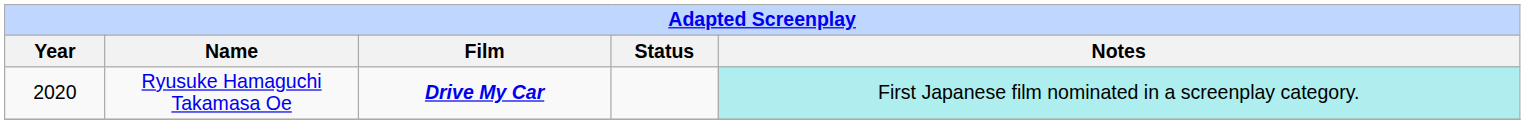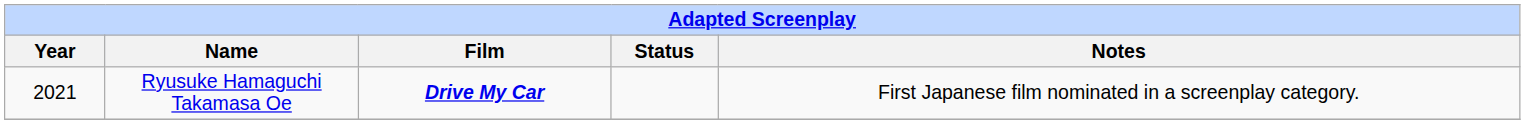(55, 92) 2020 -> (55, 92) 2021
(1119, 92) paleturquoise background -> (1119, 92) no background
